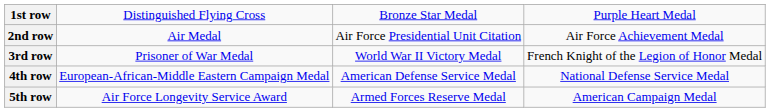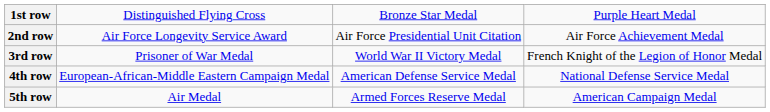(194, 35) Air Medal -> (194, 35) Air Force Longevity Service Award
(194, 96) Air Force Longevity Service Award -> (194, 96) Air Medal
